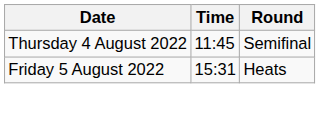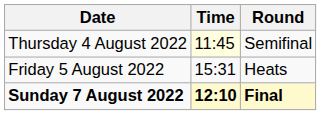(215, 43) no background -> (215, 43) lightyellow background
+ row: (96, 95)
